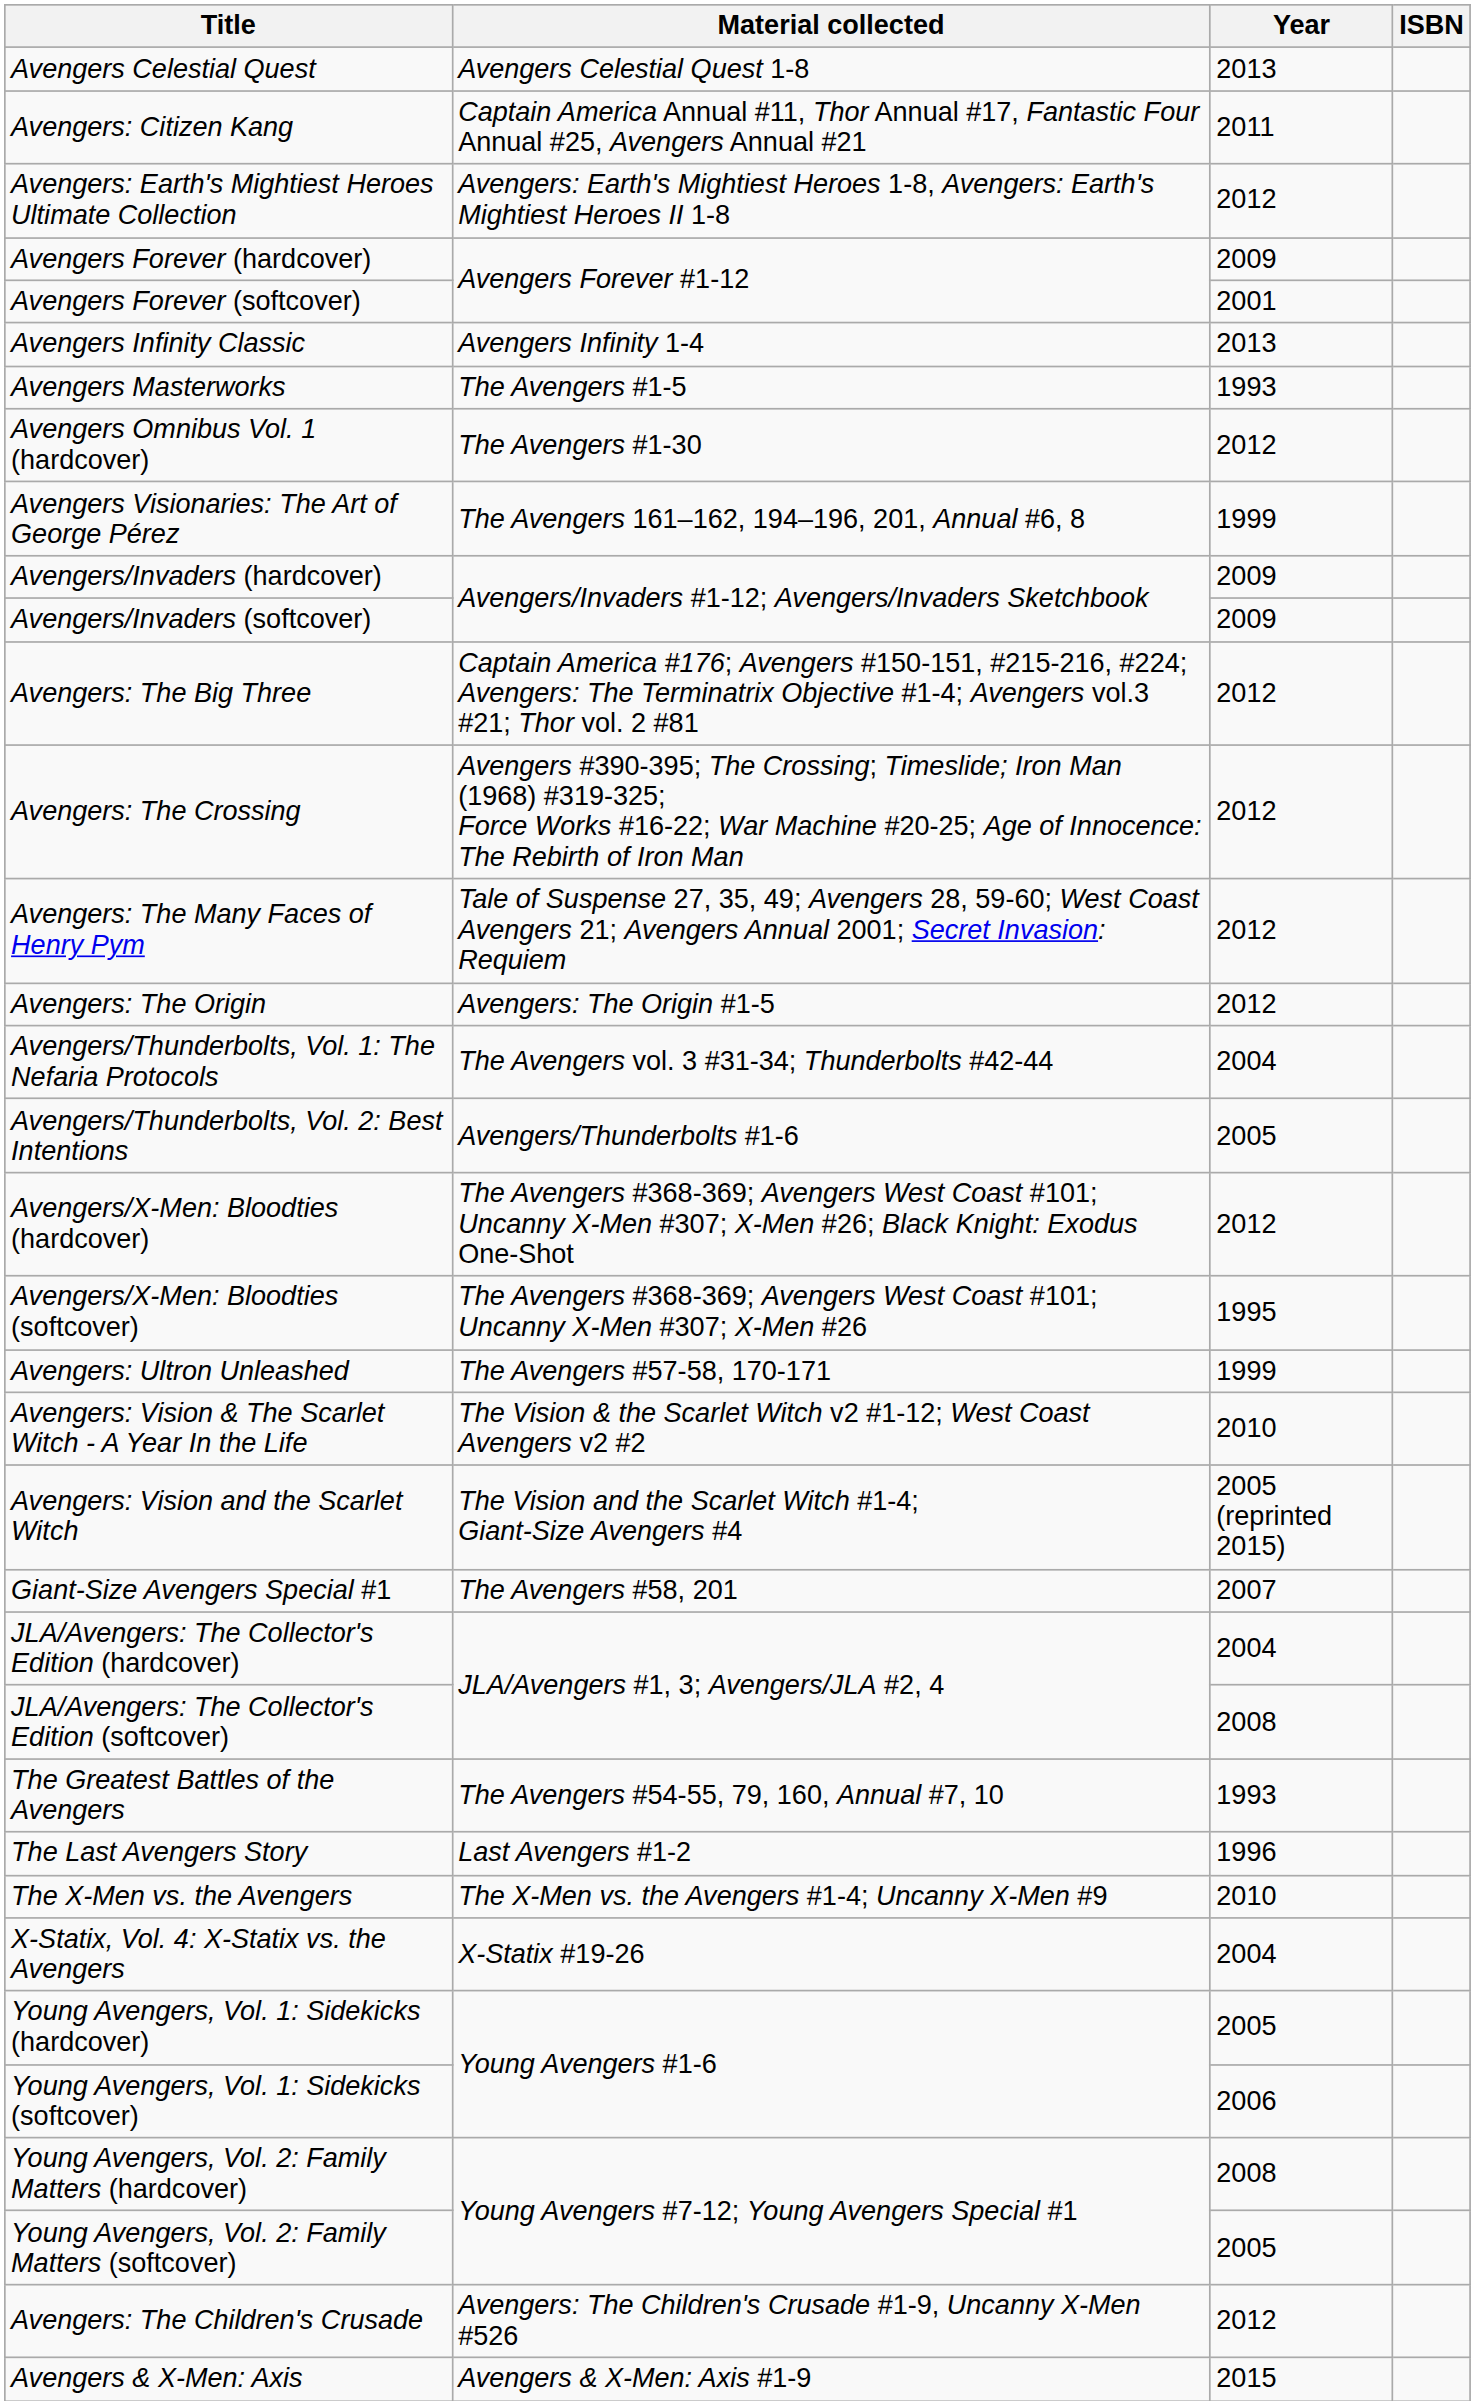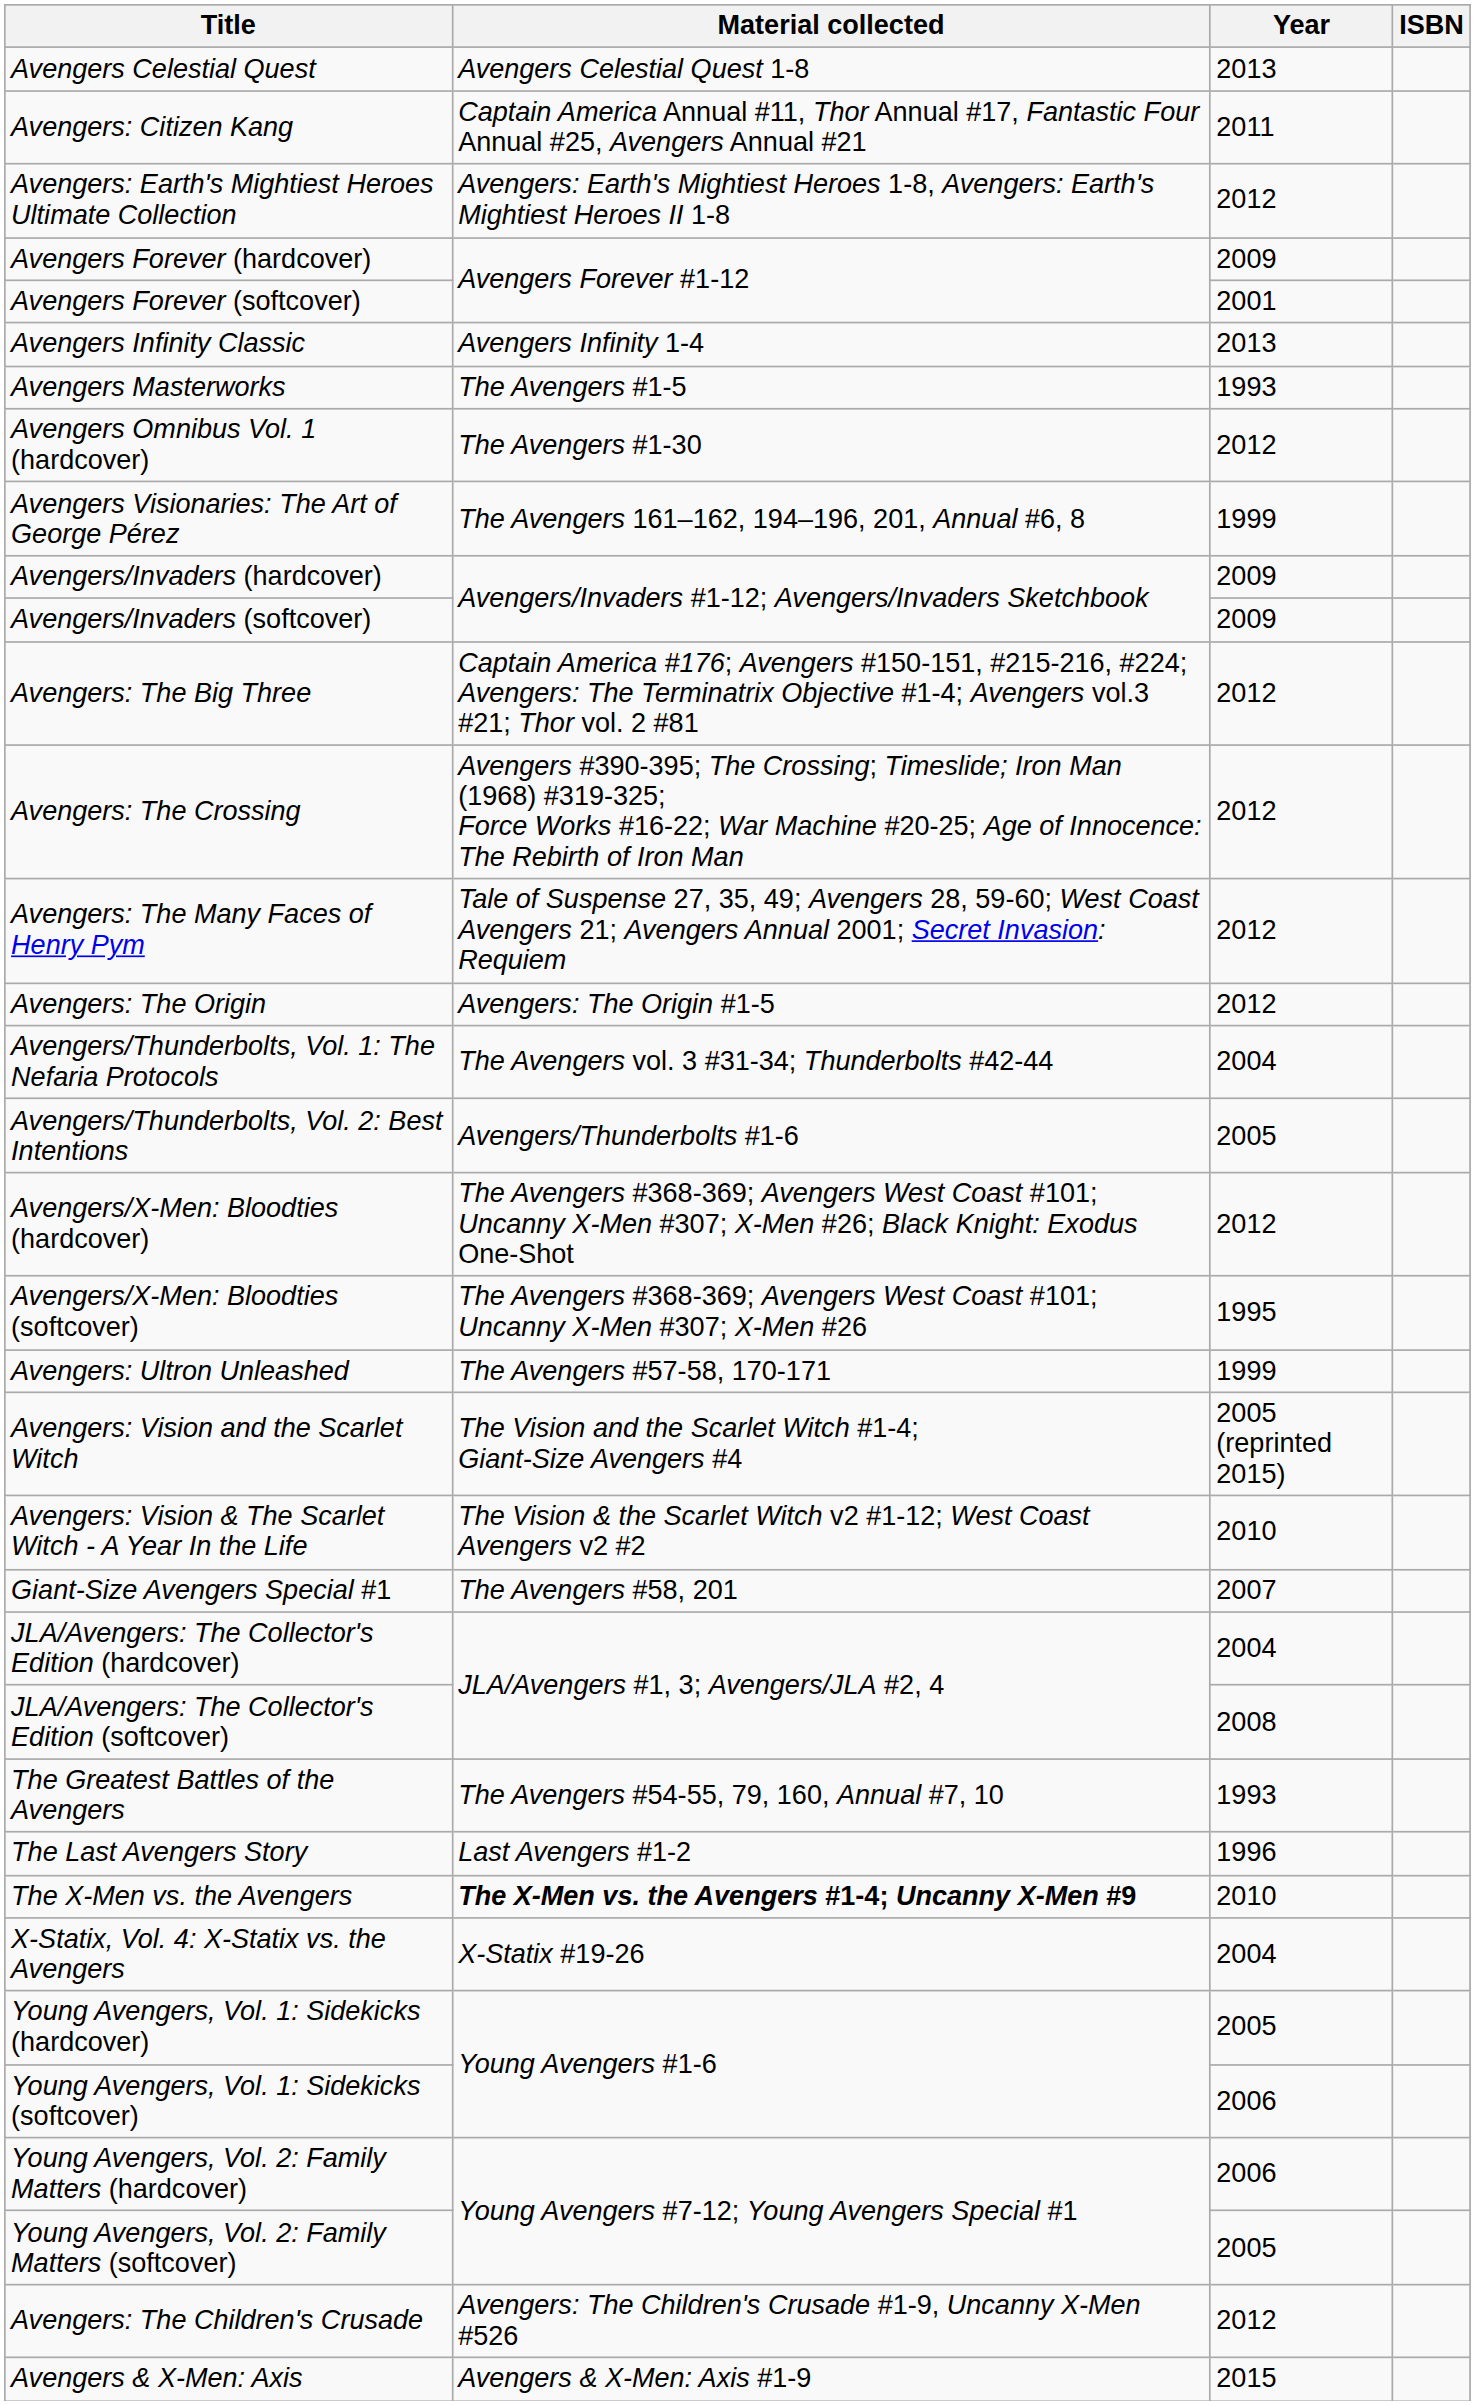rows swapped: (207, 1516) <-> (198, 1428)
(783, 1895) normal -> (797, 1895) bold
(1246, 2173) 2008 -> (1246, 2173) 2006
